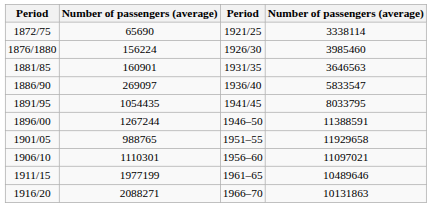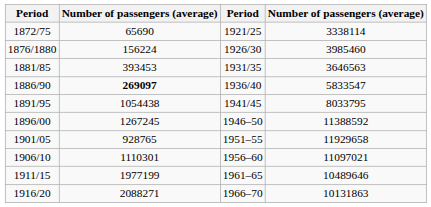(140, 67) 160901 -> (140, 67) 393453
(140, 85) normal -> (140, 85) bold
(140, 103) 1054435 -> (140, 103) 1054438
(140, 121) 1267244 -> (140, 121) 1267245
(346, 121) 11388591 -> (346, 121) 11388592
(140, 139) 988765 -> (140, 139) 928765
